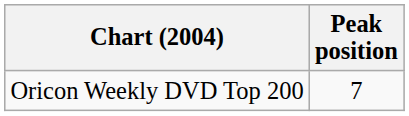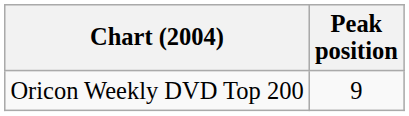(356, 90) 7 -> (356, 90) 9
